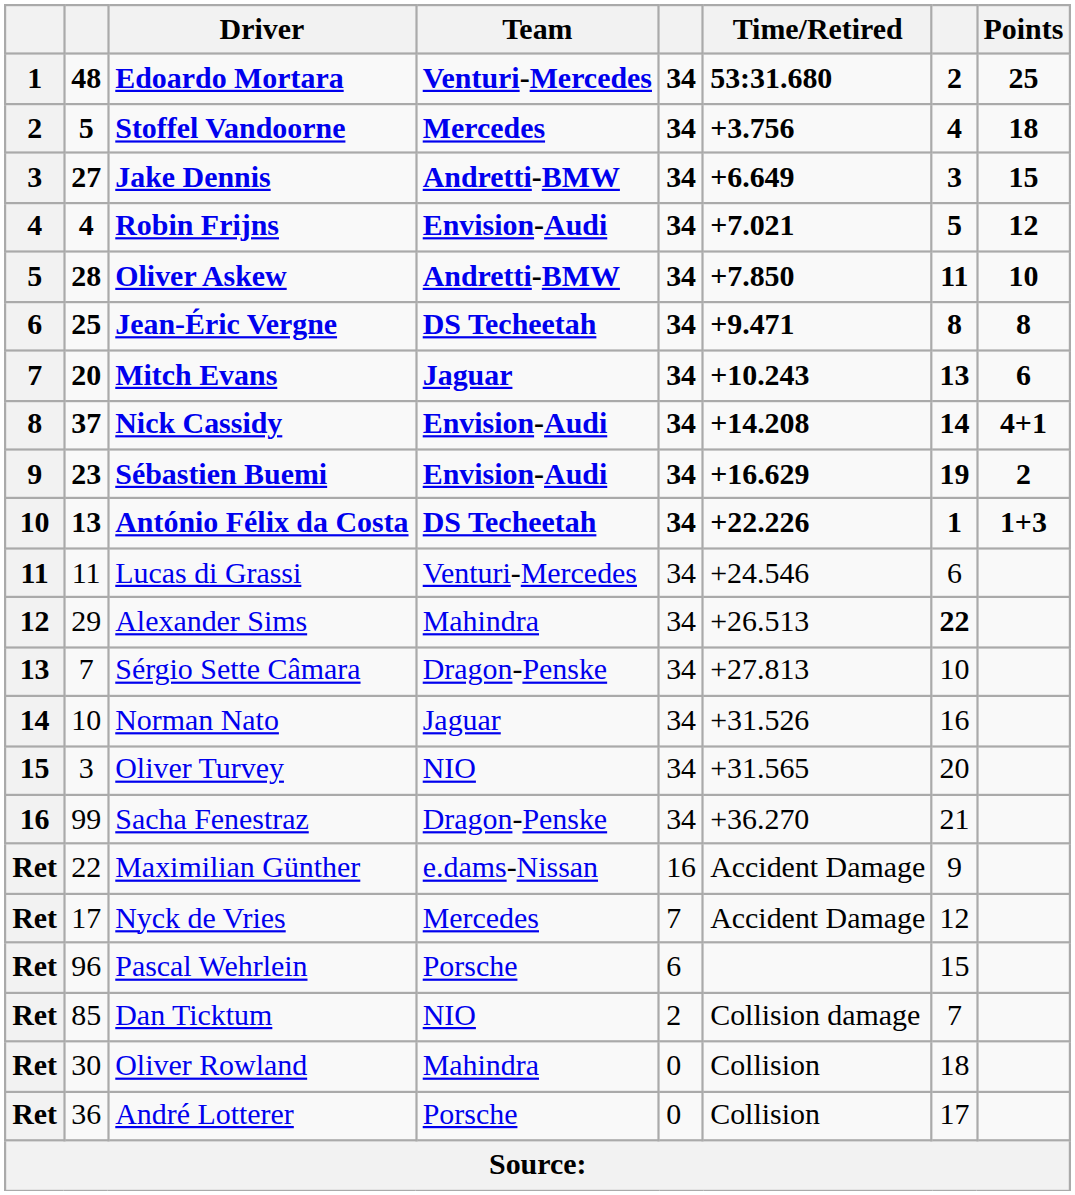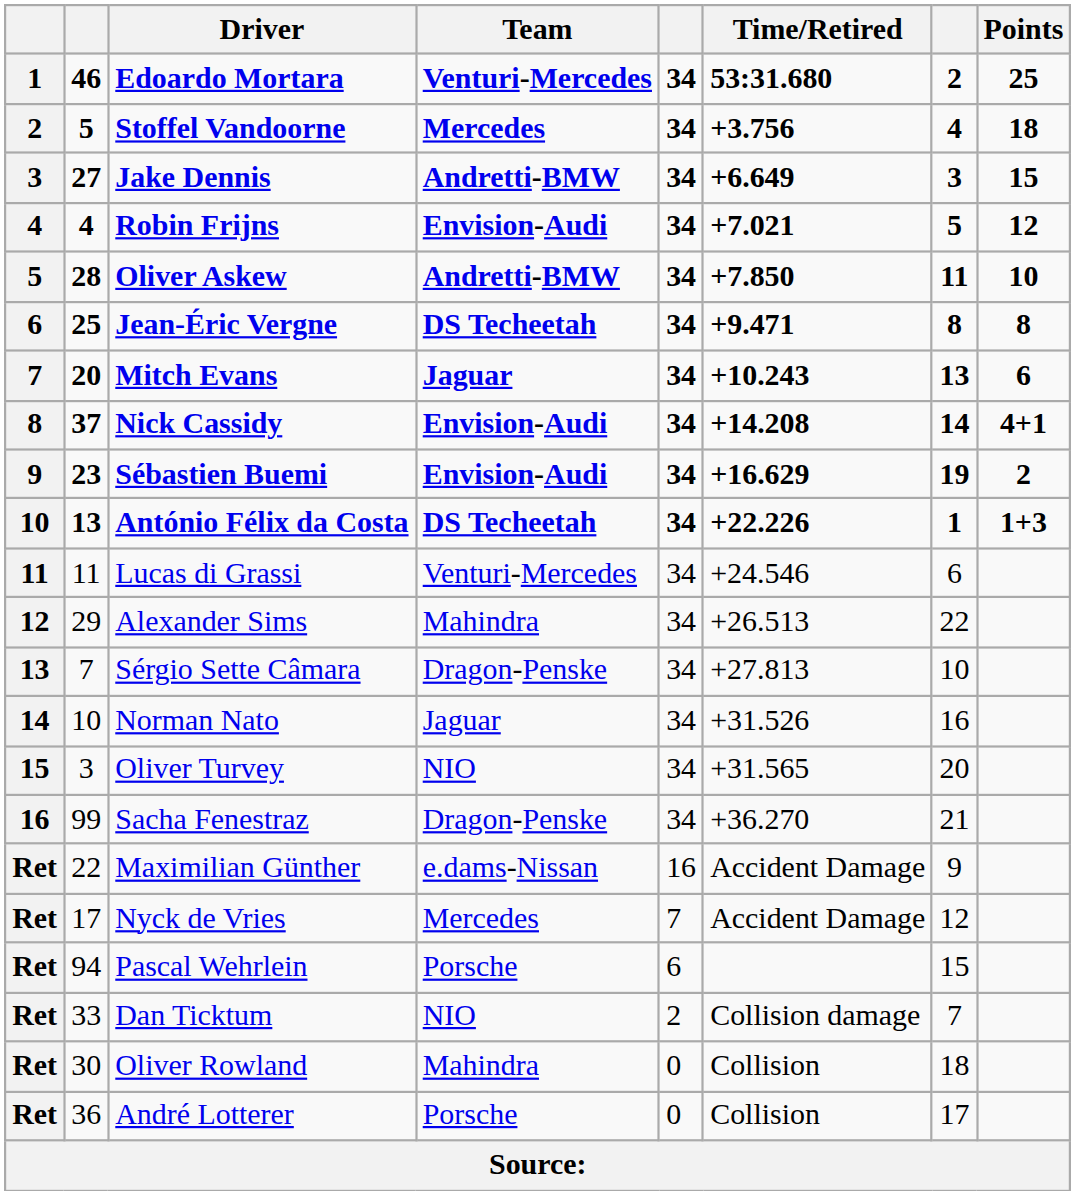(86, 78) 48 -> (86, 78) 46
(954, 621) bold -> (954, 621) normal
(86, 966) 96 -> (86, 966) 94
(86, 1016) 85 -> (86, 1016) 33
